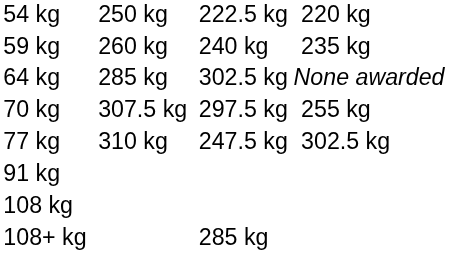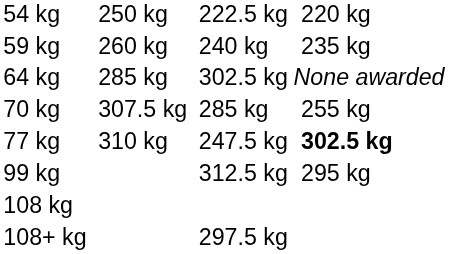(243, 109) 297.5 kg -> (234, 109) 285 kg
(346, 141) normal -> (347, 141) bold
- row: (32, 173)
+ row: (32, 173)
(234, 237) 285 kg -> (243, 237) 297.5 kg
